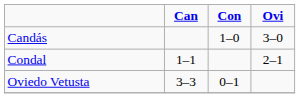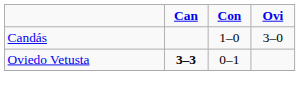- row: (27, 60)
(186, 82) normal -> (186, 60) bold
